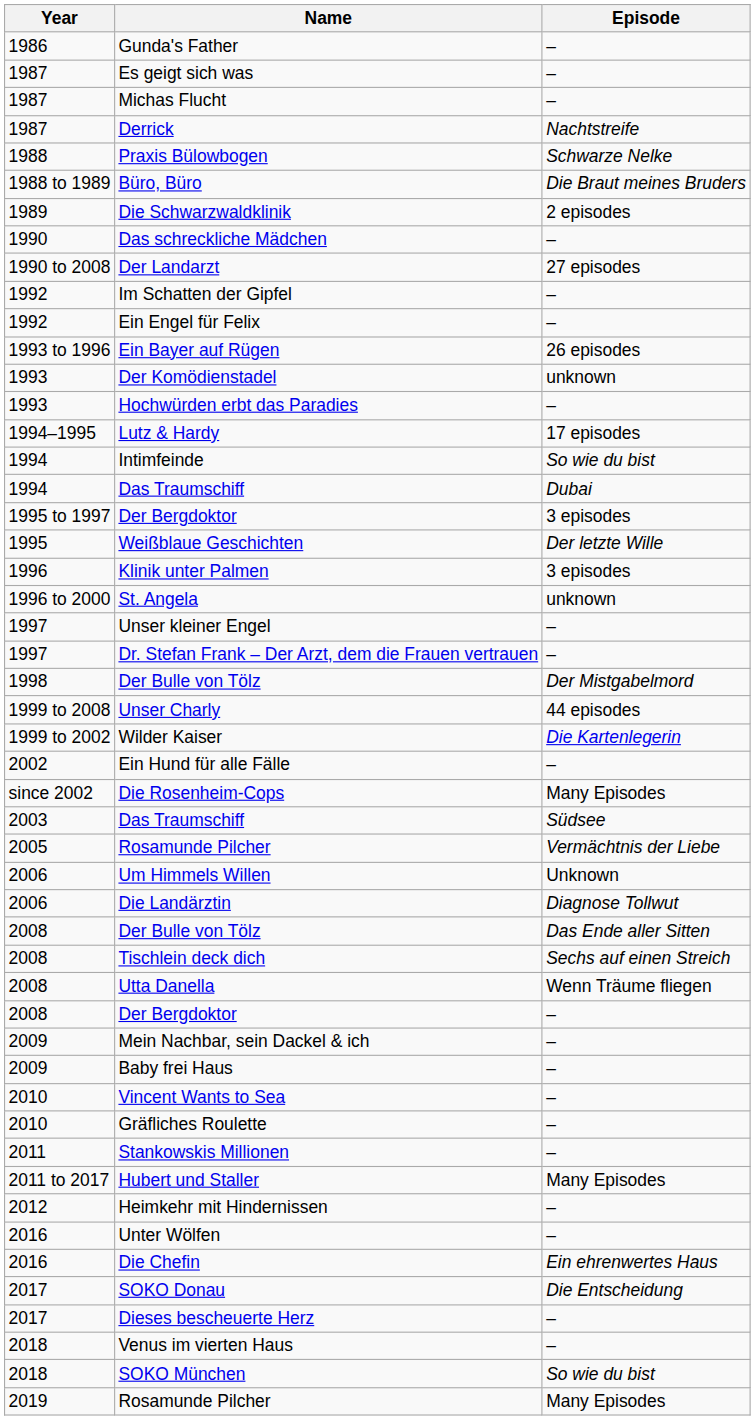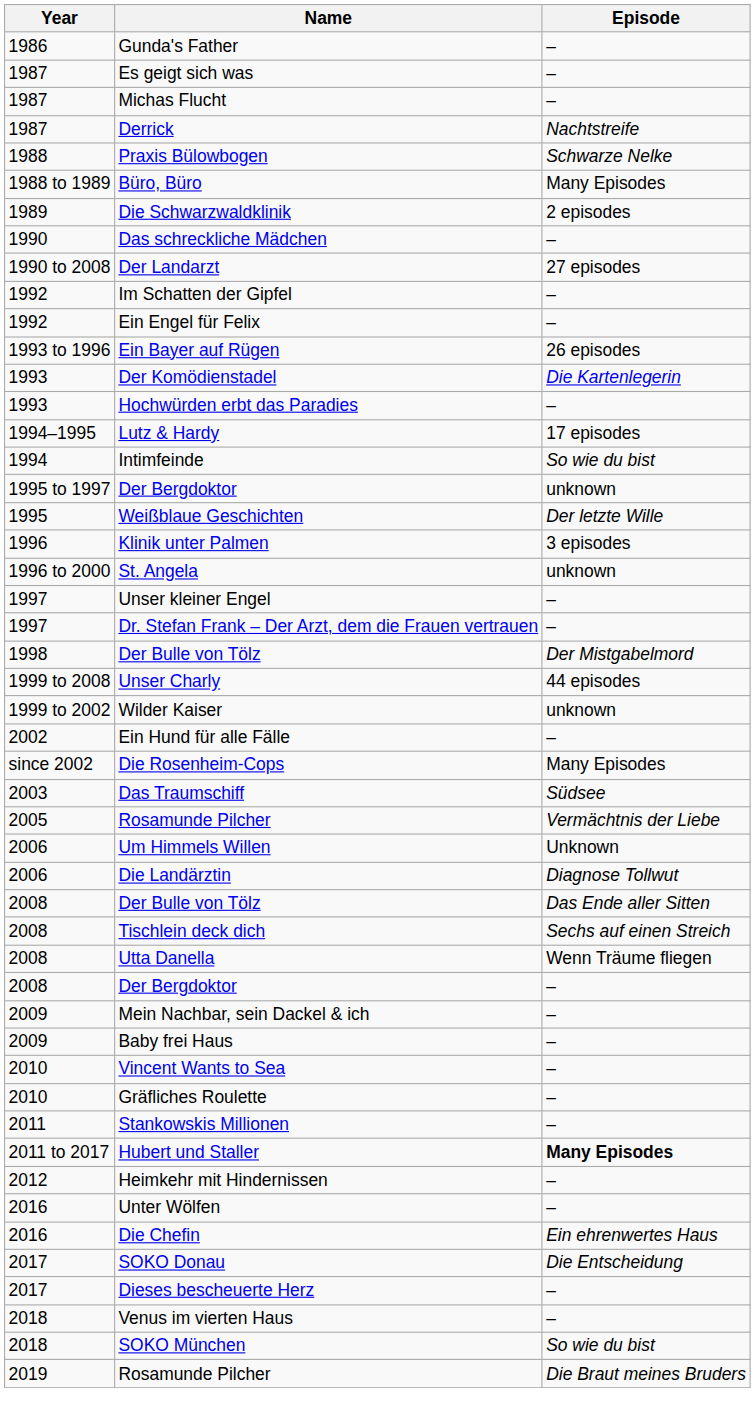(646, 184) Die Braut meines Bruders -> (606, 184) Many Episodes
(581, 377) unknown -> (614, 377) Die Kartenlegerin
- row: (28, 488)
(588, 516) 3 episodes -> (581, 488) unknown
(614, 737) Die Kartenlegerin -> (581, 709) unknown
(606, 1179) normal -> (610, 1152) bold
(606, 1401) Many Episodes -> (646, 1373) Die Braut meines Bruders
